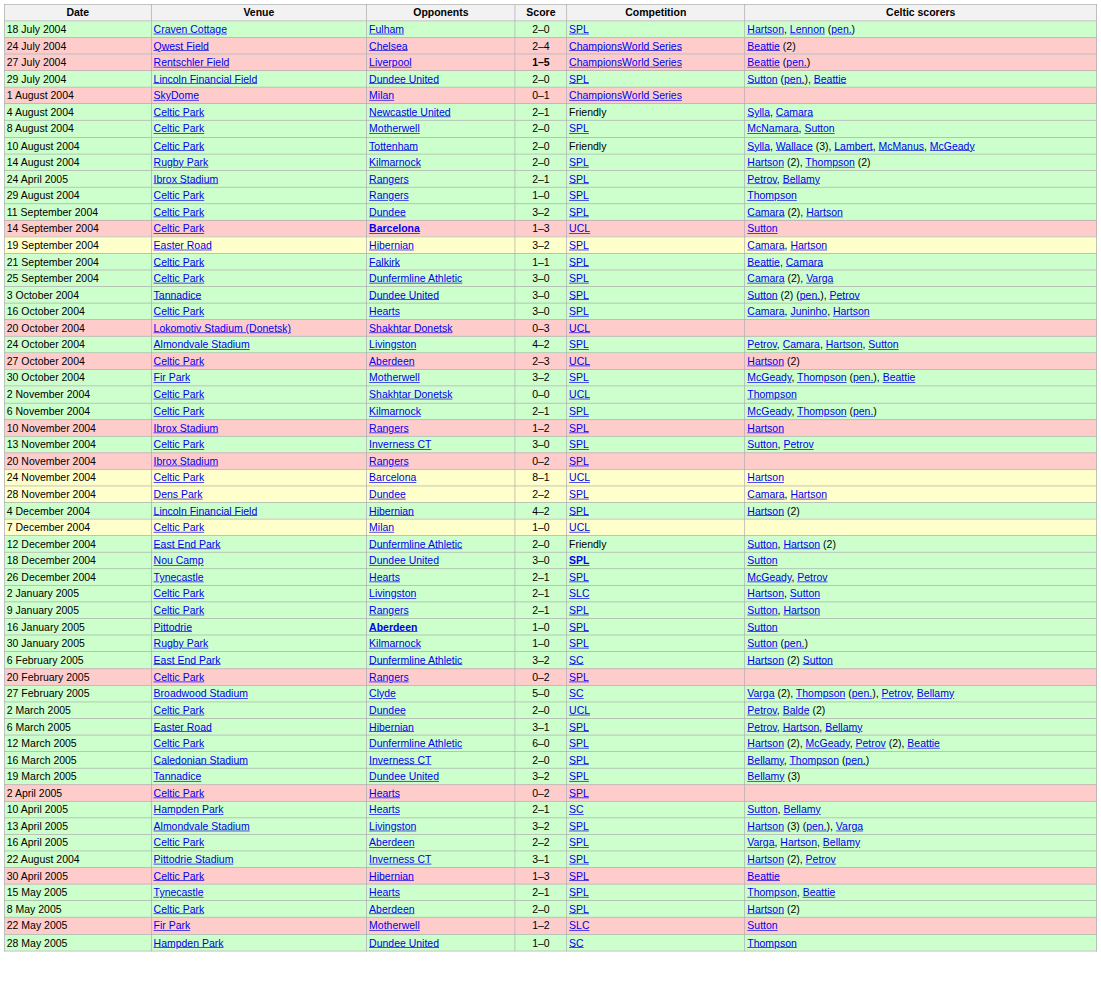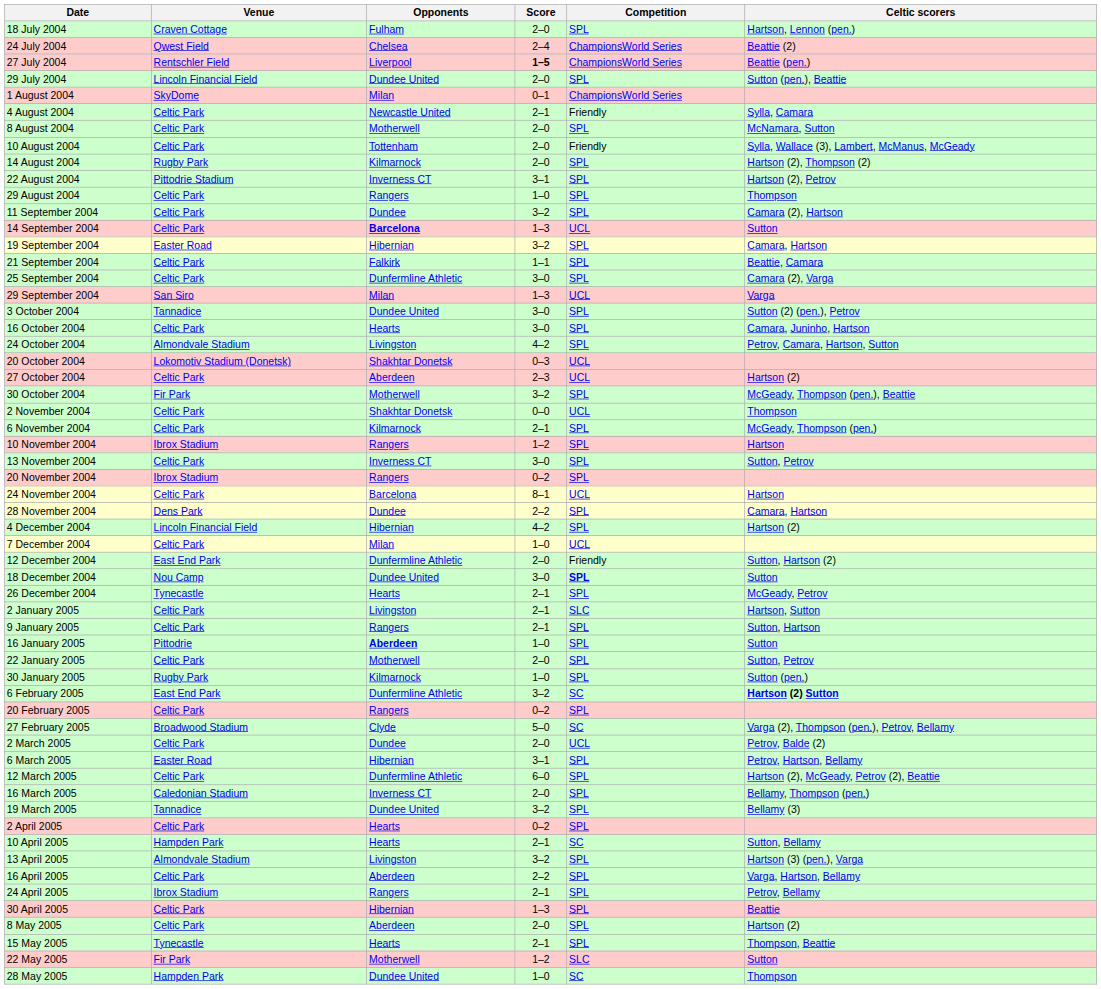rows swapped: (43, 860) <-> (37, 179)
+ row: (53, 295)
rows swapped: (46, 328) <-> (46, 345)
+ row: (46, 660)
(790, 660) normal -> (793, 694) bold
rows swapped: (34, 909) <-> (37, 893)
